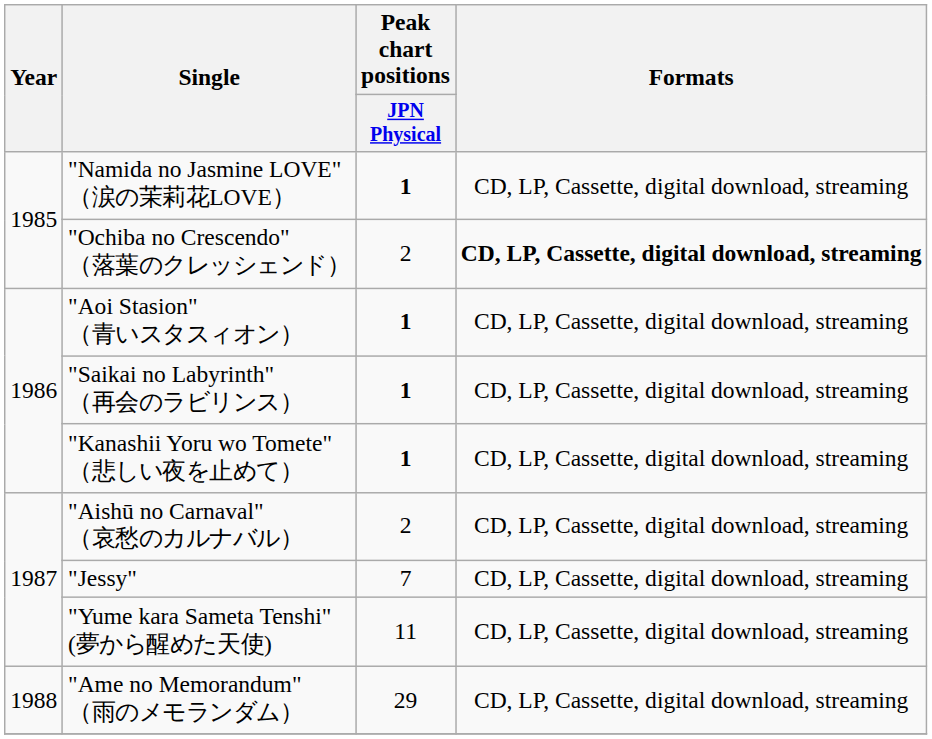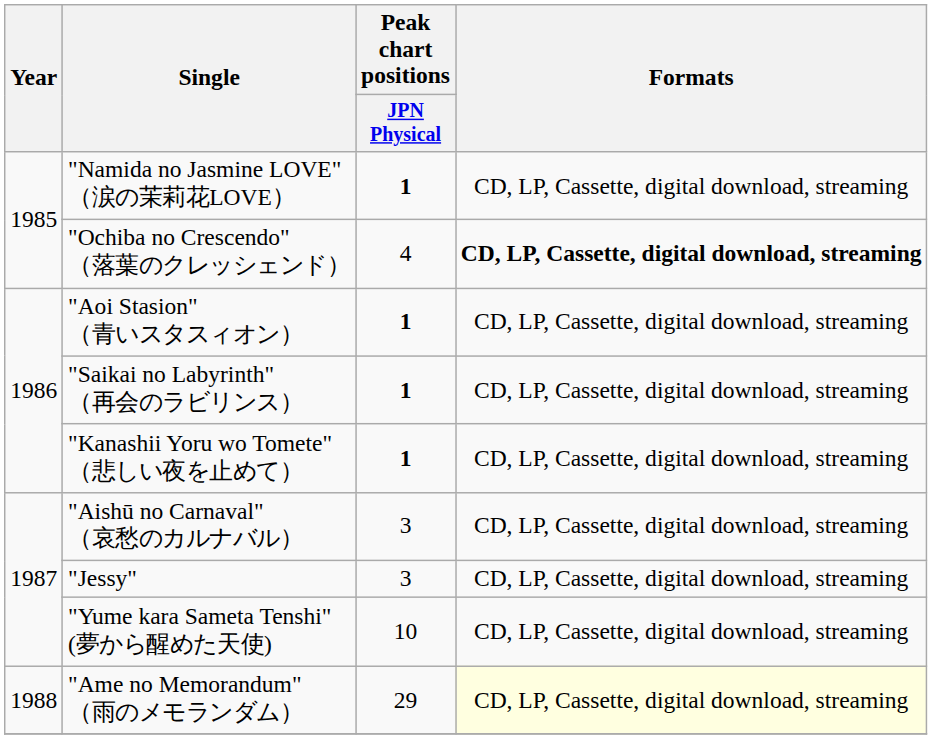(406, 253) 2 -> (406, 253) 4
(406, 526) 2 -> (406, 526) 3
(406, 578) 7 -> (406, 578) 3
(406, 631) 11 -> (406, 631) 10
(691, 699) no background -> (691, 699) lightyellow background
